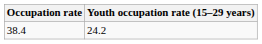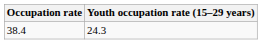(97, 30) 24.2 -> (97, 30) 24.3
